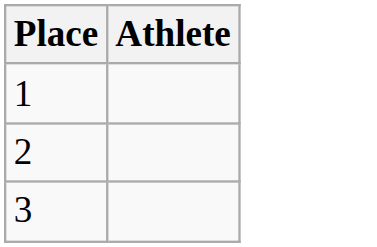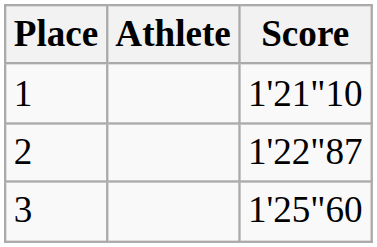+ column: (305, 33)
